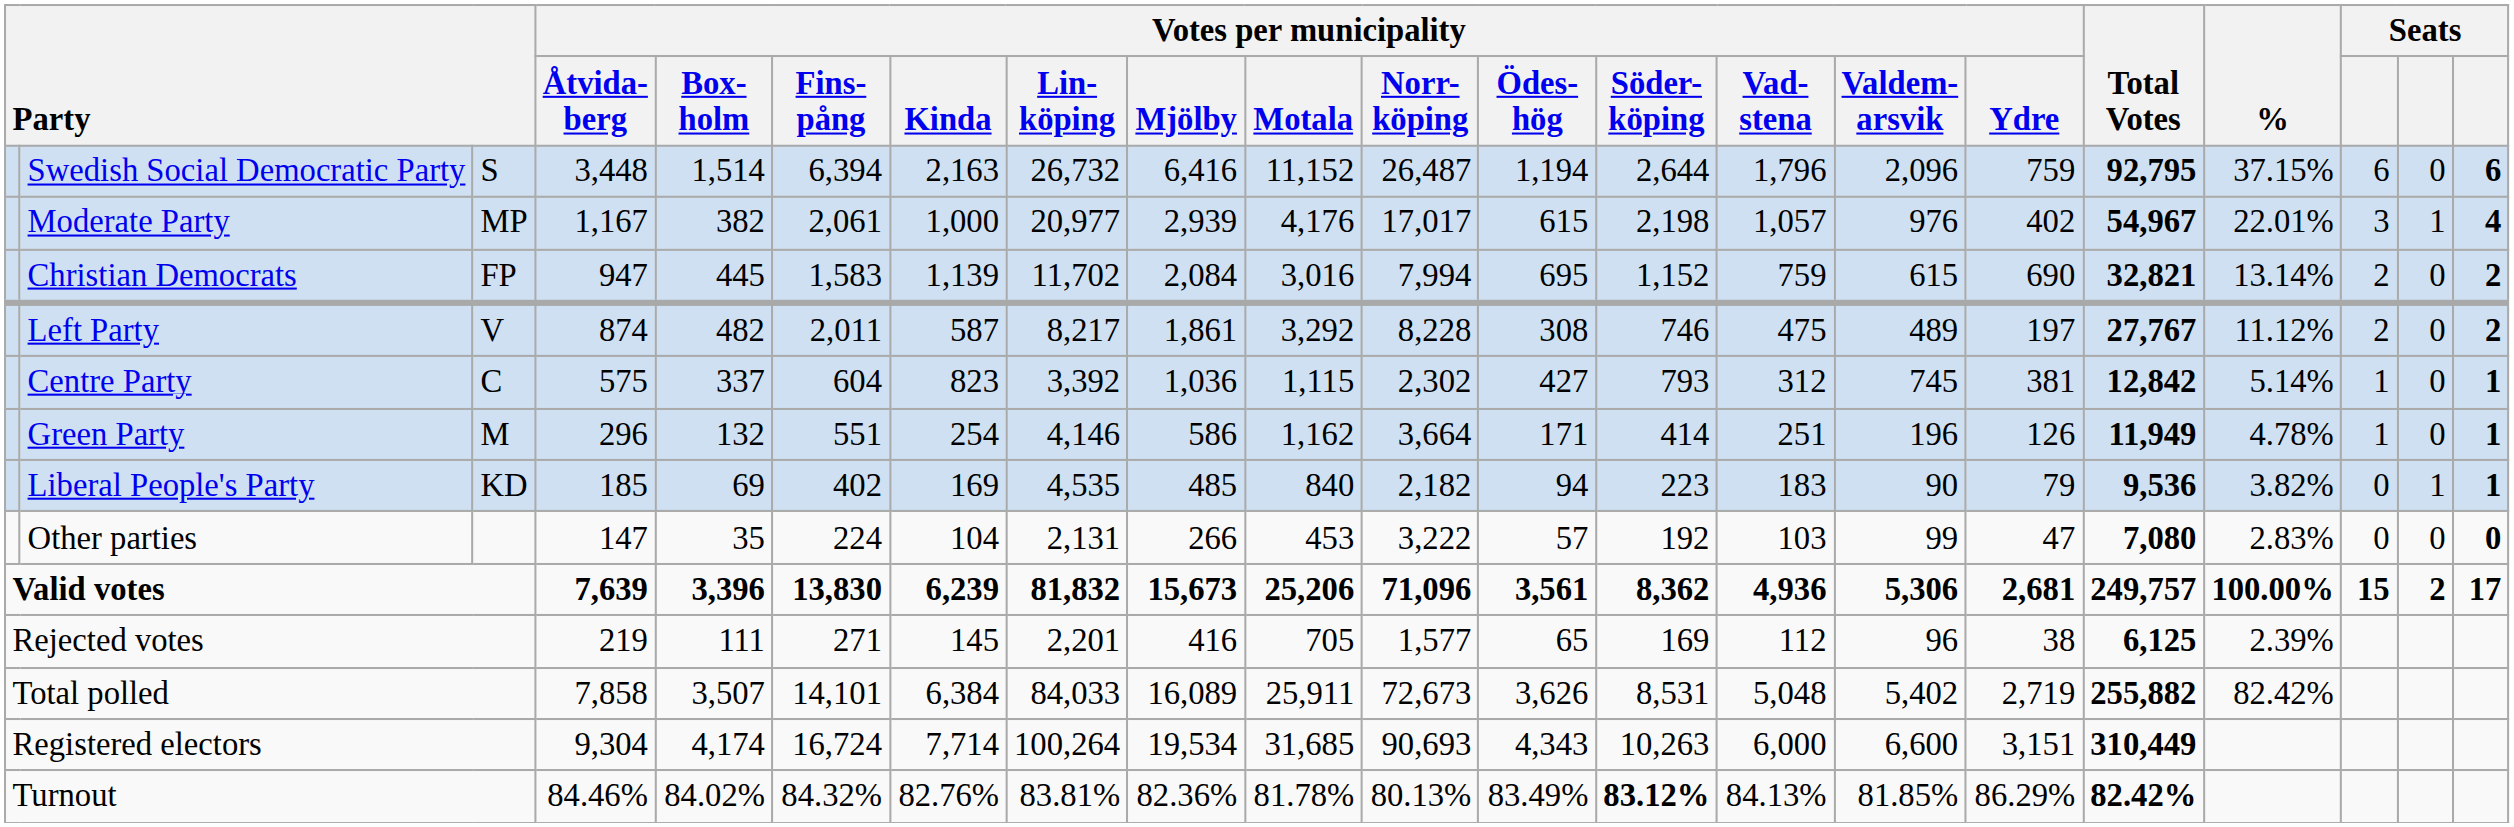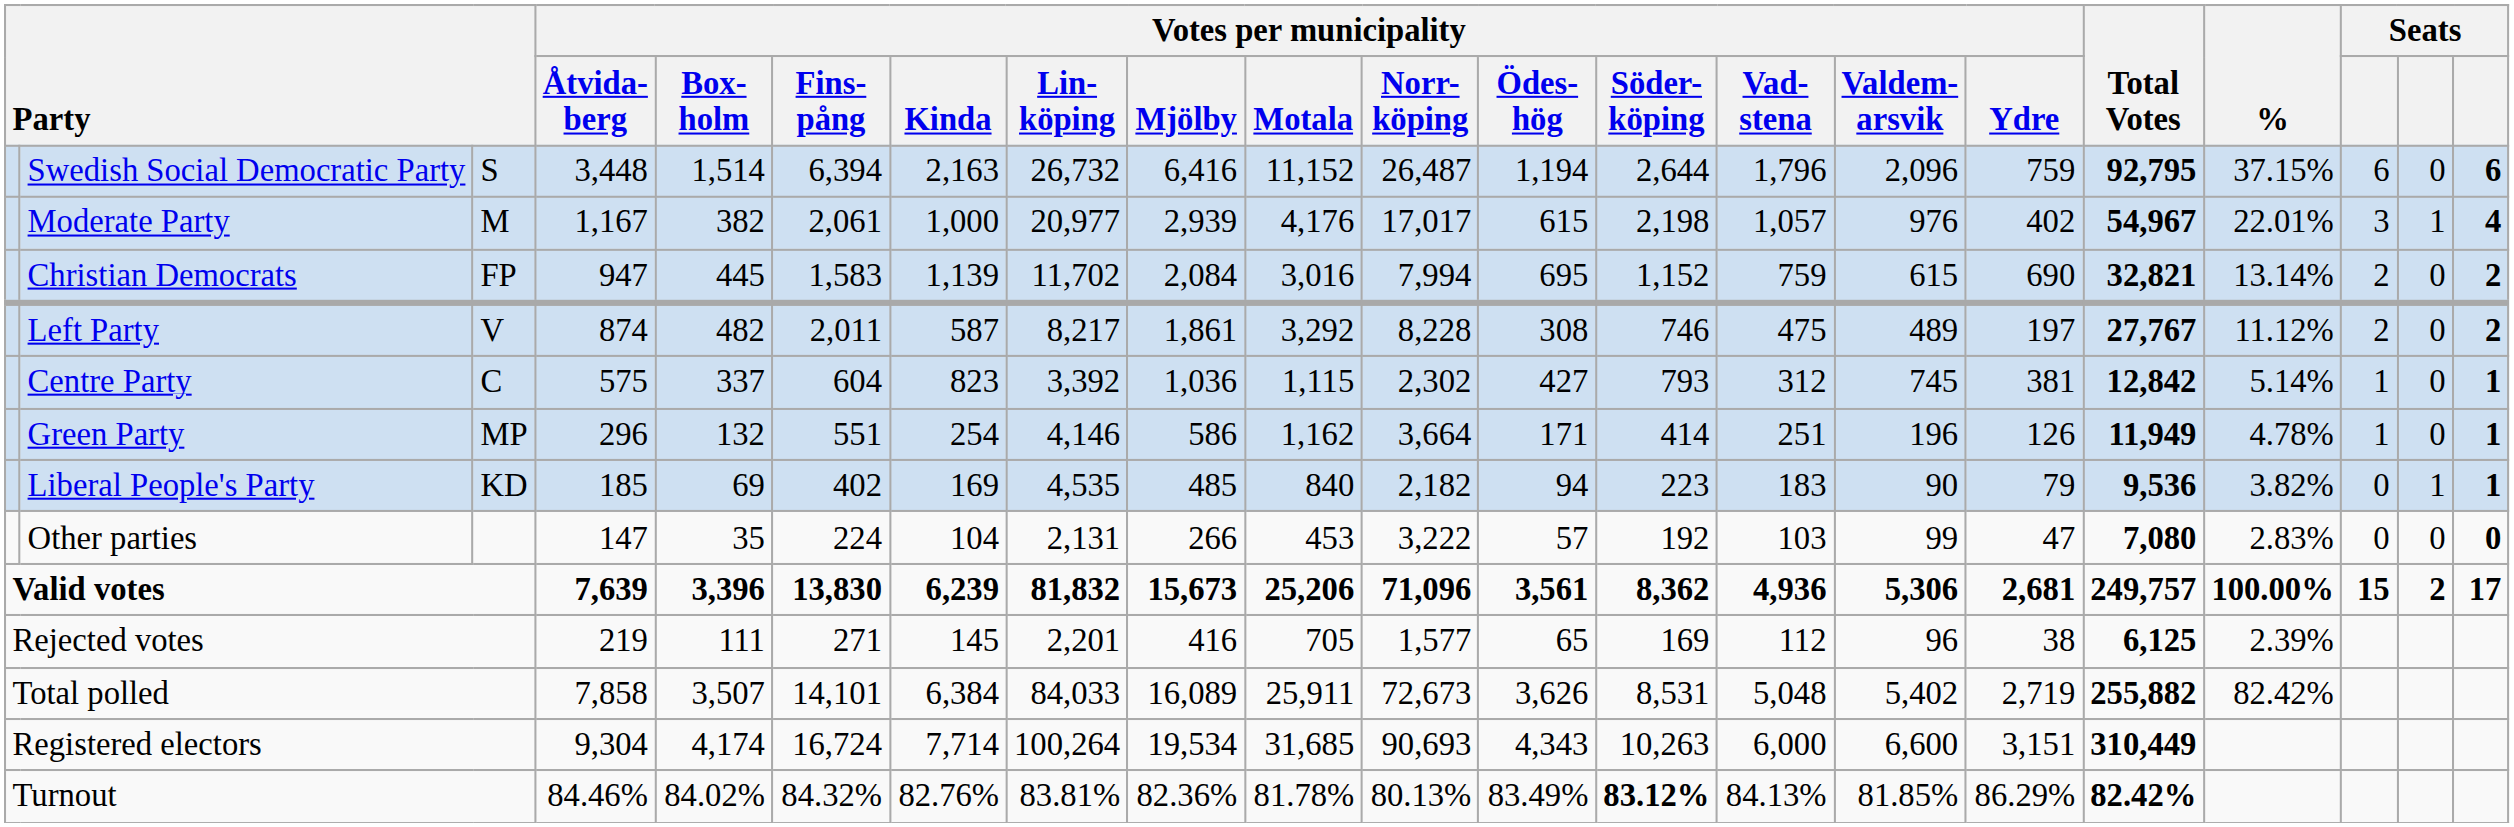(504, 222) MP -> (495, 222) M
(495, 433) M -> (504, 433) MP
